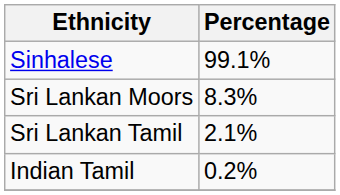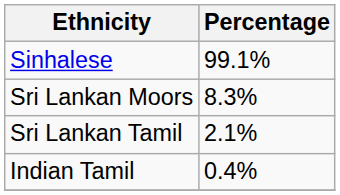(231, 171) 0.2% -> (231, 171) 0.4%
